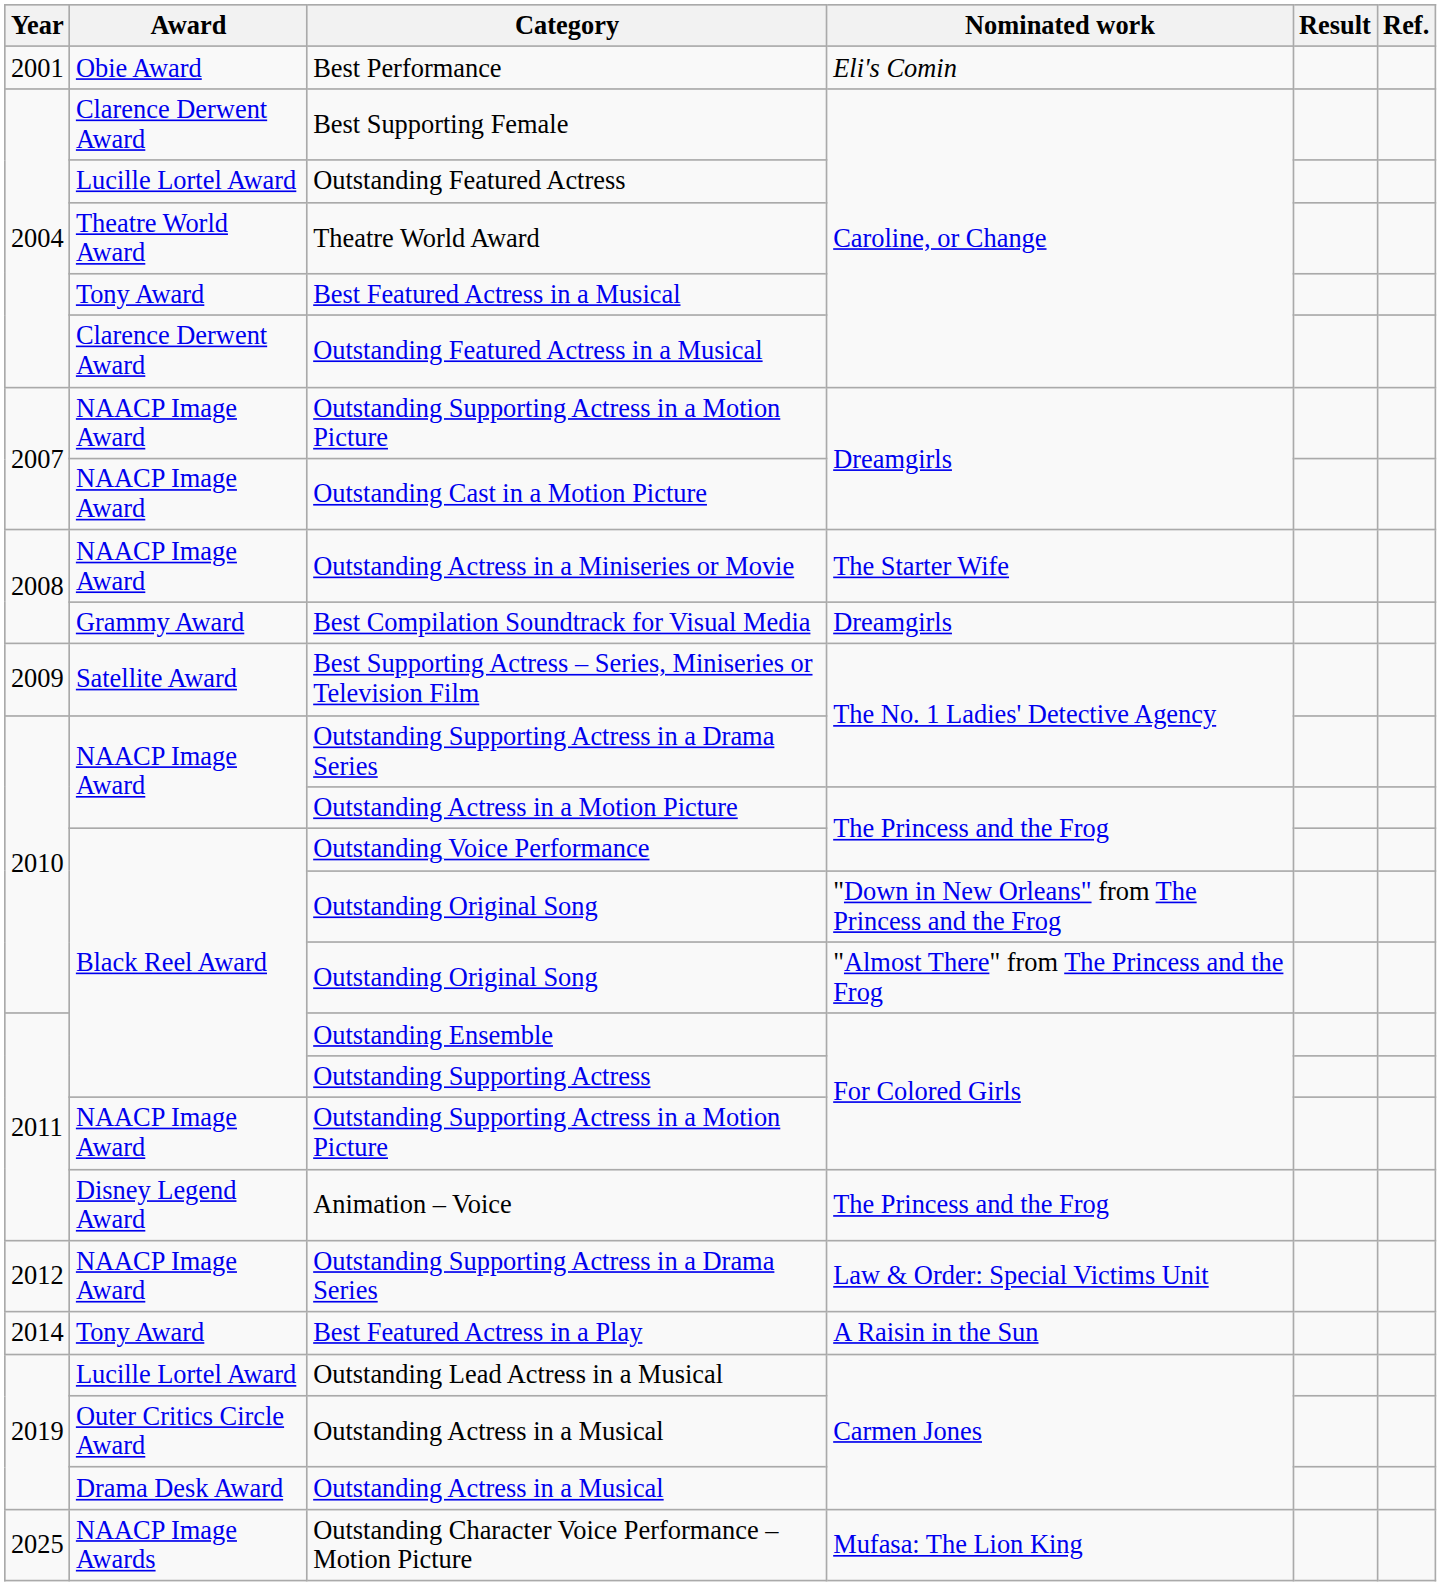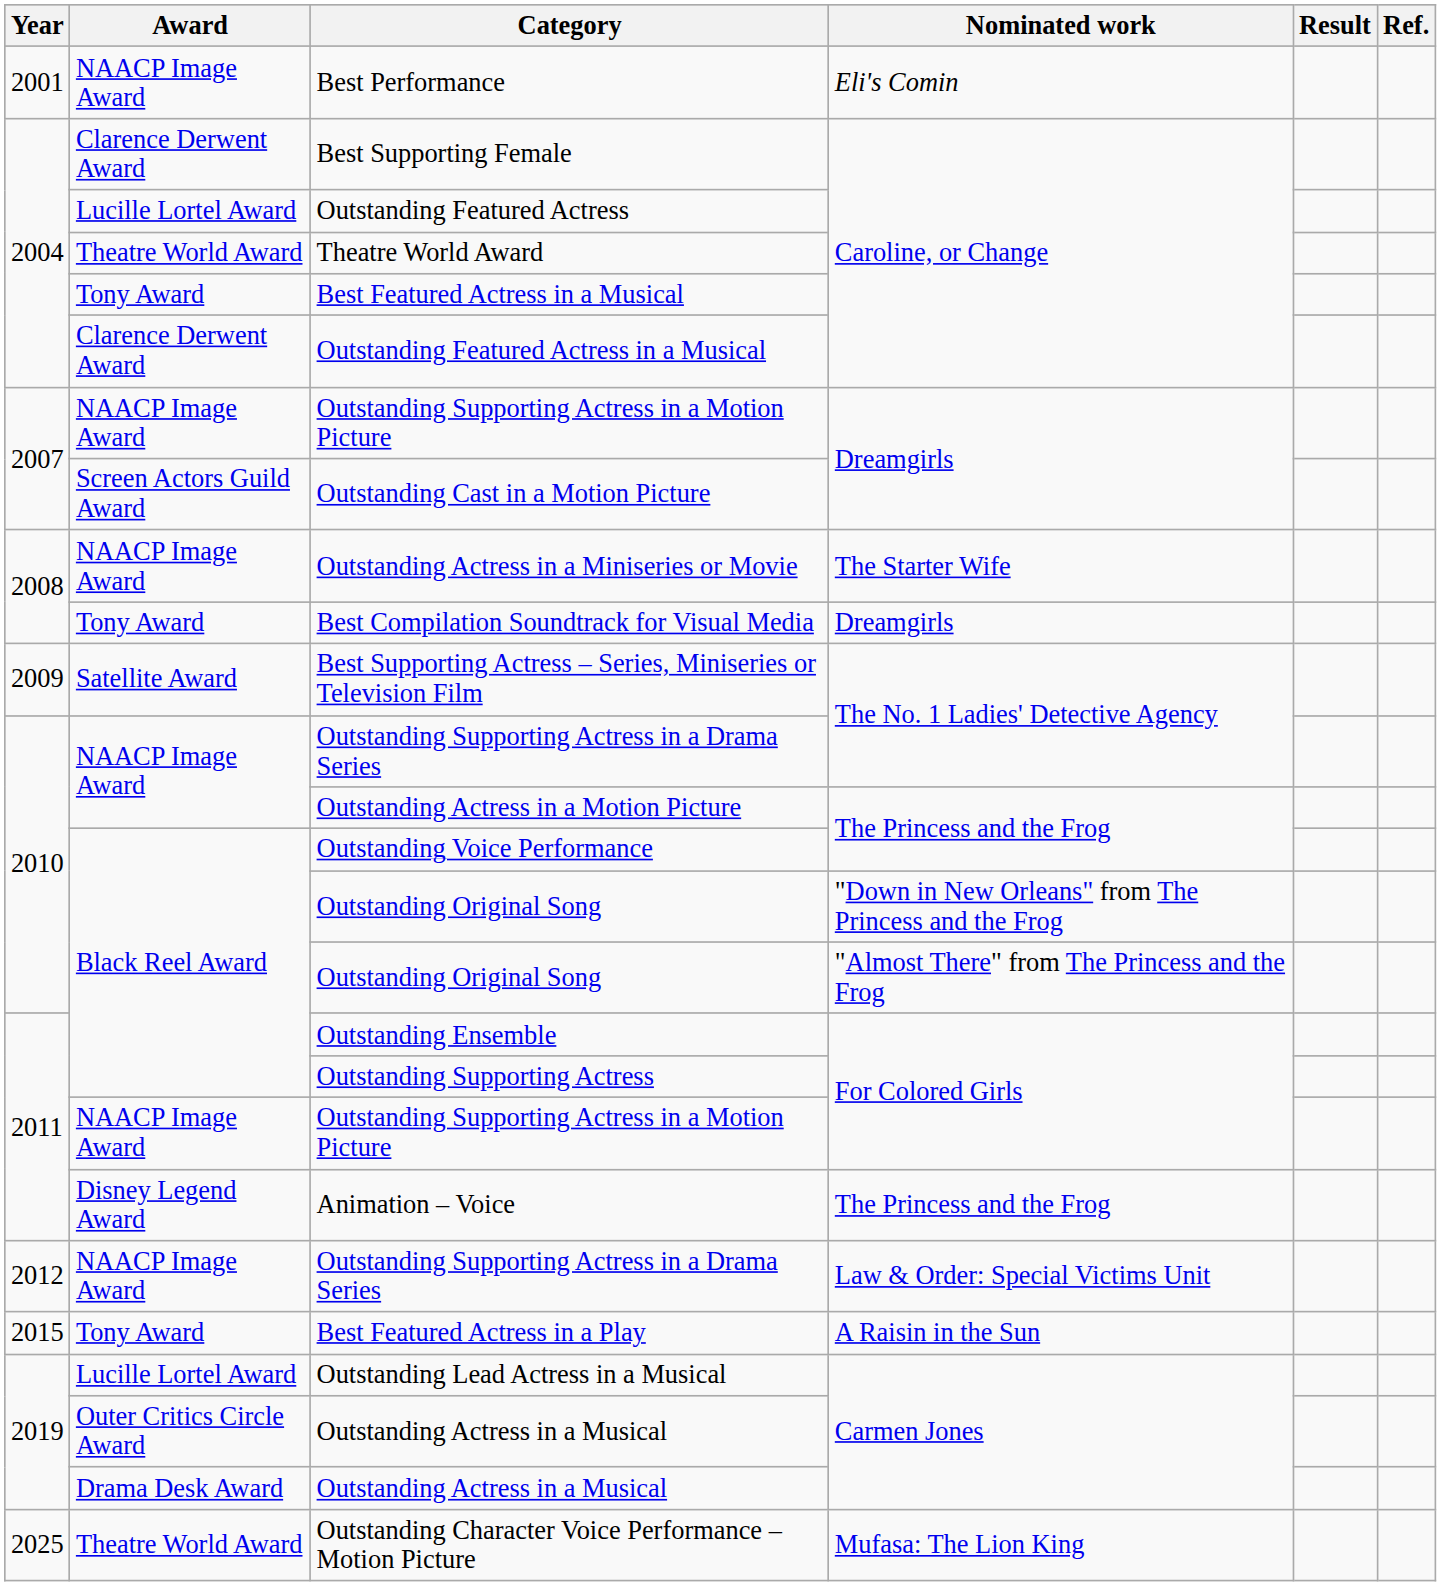(139, 67) Obie Award -> (156, 82) NAACP Image Award
(156, 494) NAACP Image Award -> (183, 494) Screen Actors Guild Award
(160, 622) Grammy Award -> (140, 622) Tony Award
(37, 1332) 2014 -> (37, 1332) 2015
(156, 1544) NAACP Image Awards -> (189, 1544) Theatre World Award
